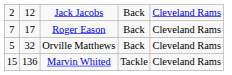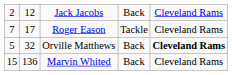(134, 29) Back -> (134, 29) Tackle
(187, 45) normal -> (189, 45) bold
(134, 62) Tackle -> (134, 62) Back
